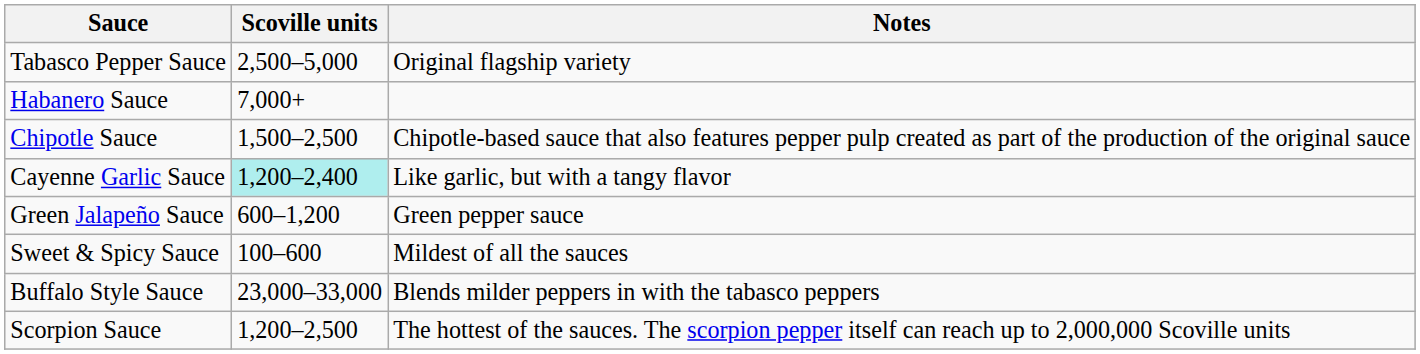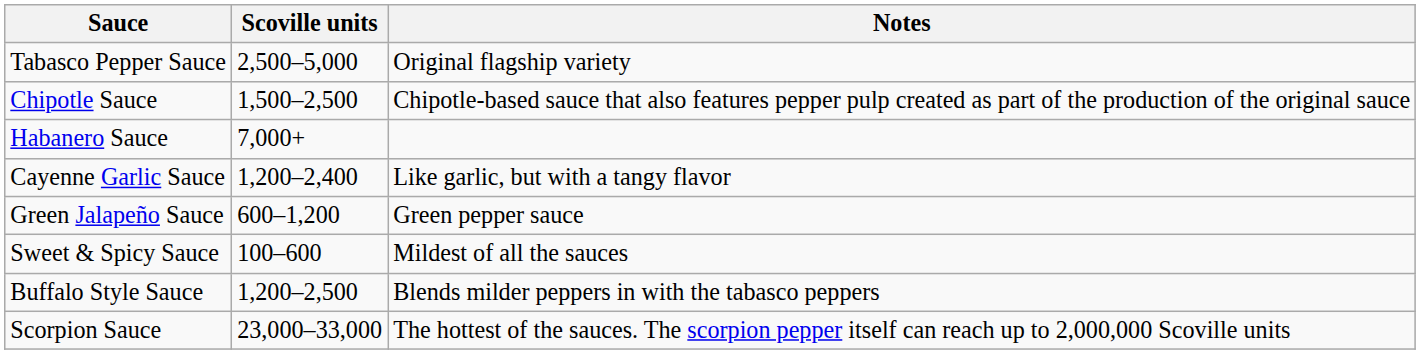rows swapped: (89, 100) <-> (84, 138)
(298, 176) paleturquoise background -> (298, 176) no background
(310, 291) 23,000–33,000 -> (298, 291) 1,200–2,500
(298, 330) 1,200–2,500 -> (310, 330) 23,000–33,000
